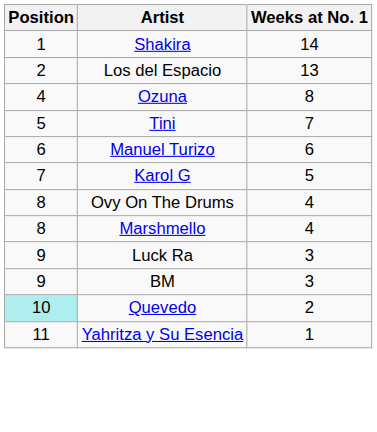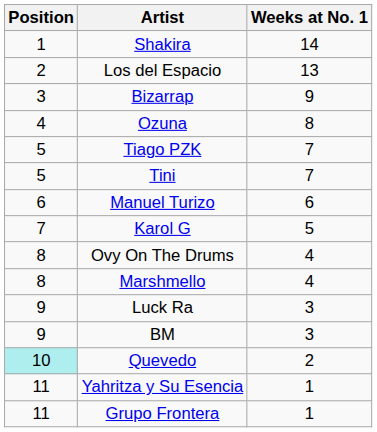+ row: (162, 96)
+ row: (162, 149)
+ row: (162, 413)
